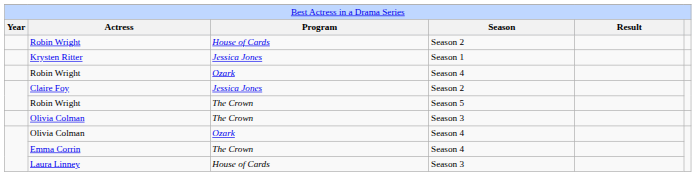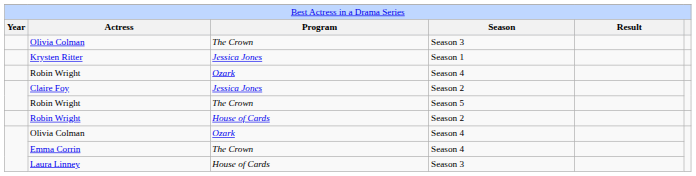rows swapped: (55, 42) <-> (57, 118)
